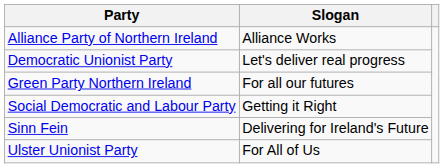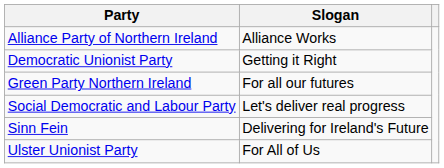(324, 60) Let's deliver real progress -> (289, 60) Getting it Right
(289, 106) Getting it Right -> (324, 106) Let's deliver real progress
